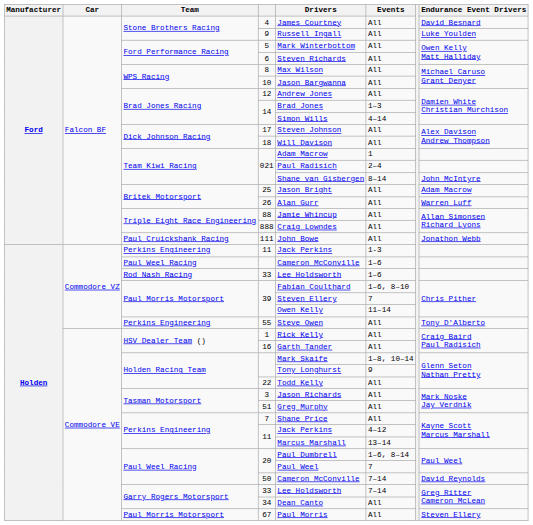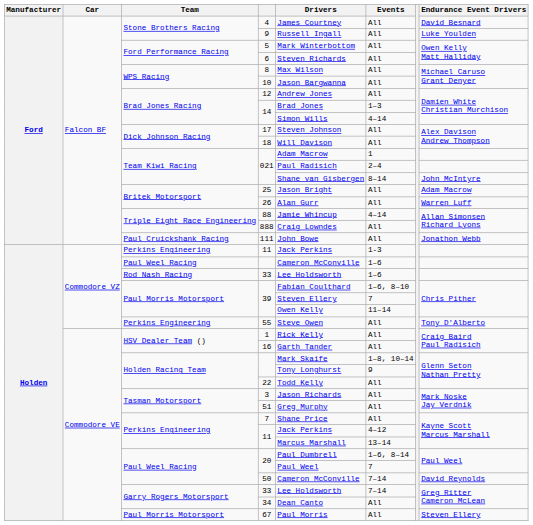(375, 215) All -> (377, 215) 4–14
